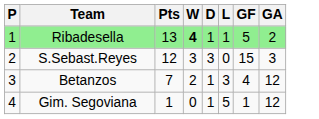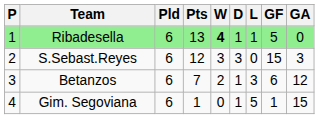+ column: (169, 15)
(272, 37) 2 -> (300, 37) 0
(246, 80) 4 -> (274, 80) 6
(272, 102) 12 -> (300, 102) 15
